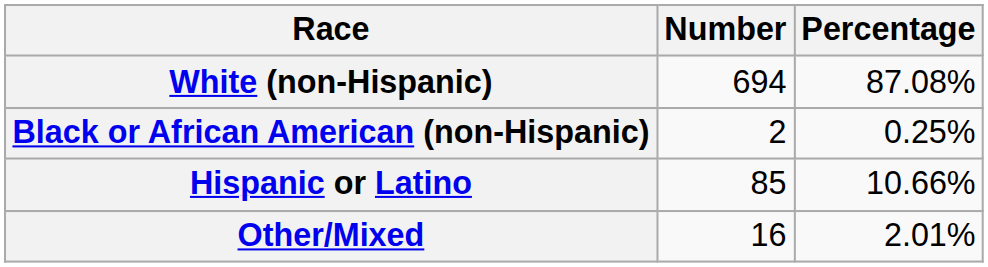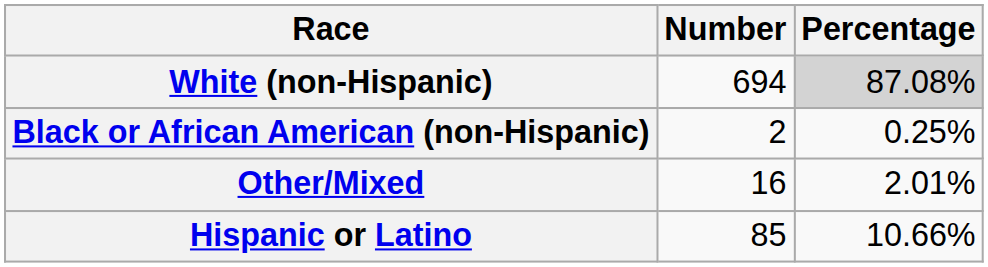(921, 81) no background -> (921, 81) lightgrey background
rows swapped: (331, 235) <-> (331, 183)
